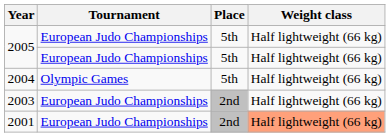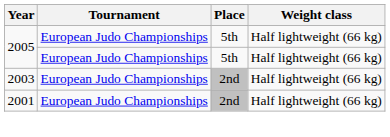- row: (21, 79)
(316, 121) lightsalmon background -> (316, 100) no background
